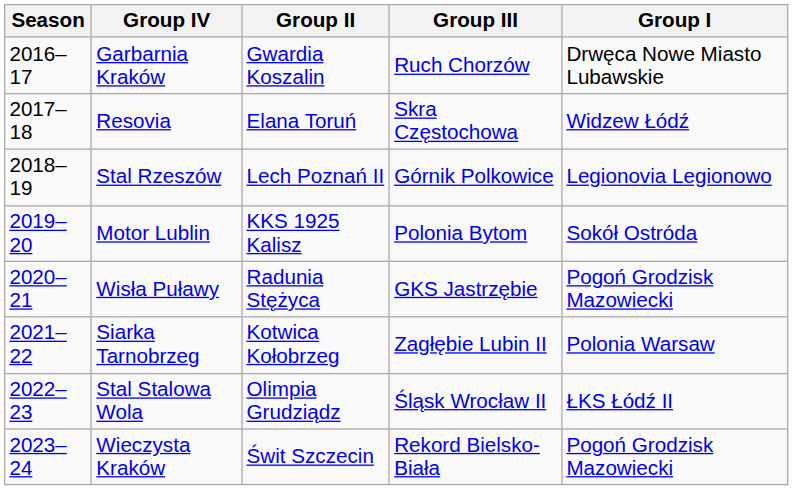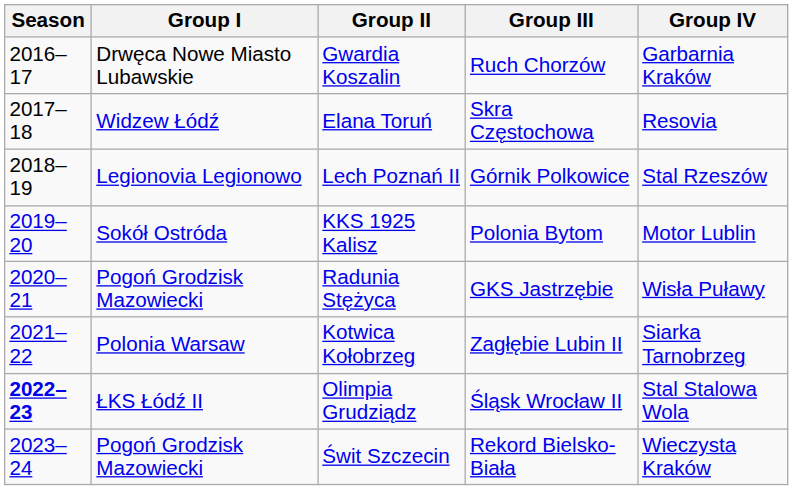columns swapped: (675, 20) <-> (167, 20)
(38, 400) normal -> (38, 400) bold
